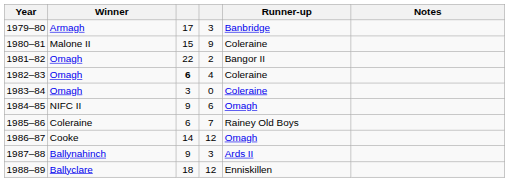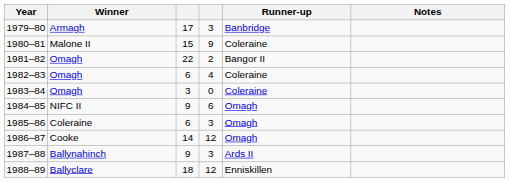(188, 75) bold -> (188, 75) normal
(211, 122) 7 -> (211, 122) 3
(262, 122) Rainey Old Boys -> (241, 122) Omagh
